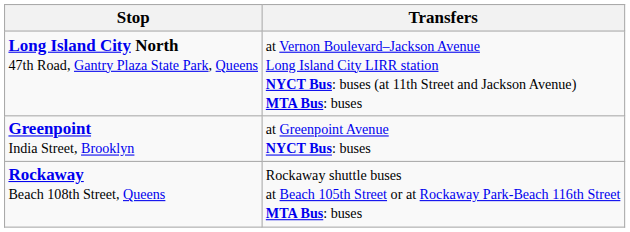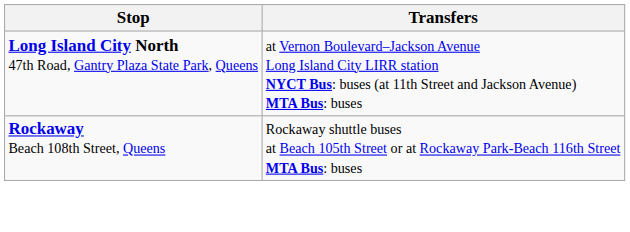- row: (71, 138)
